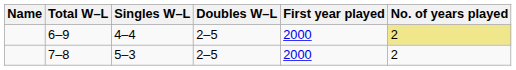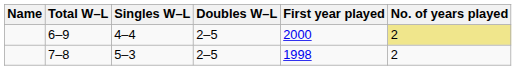(297, 55) 2000 -> (297, 55) 1998
